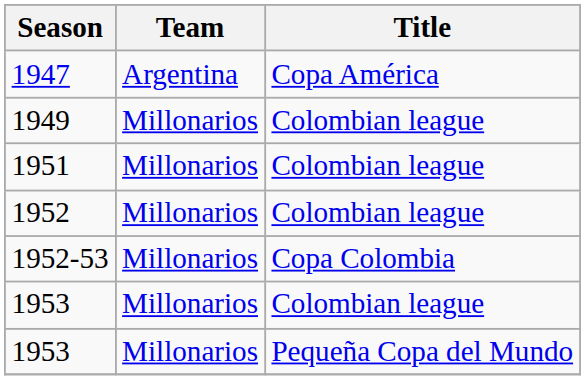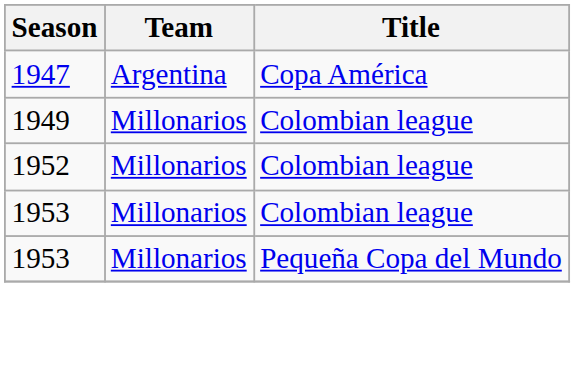- row: (41, 166)
- row: (60, 258)
